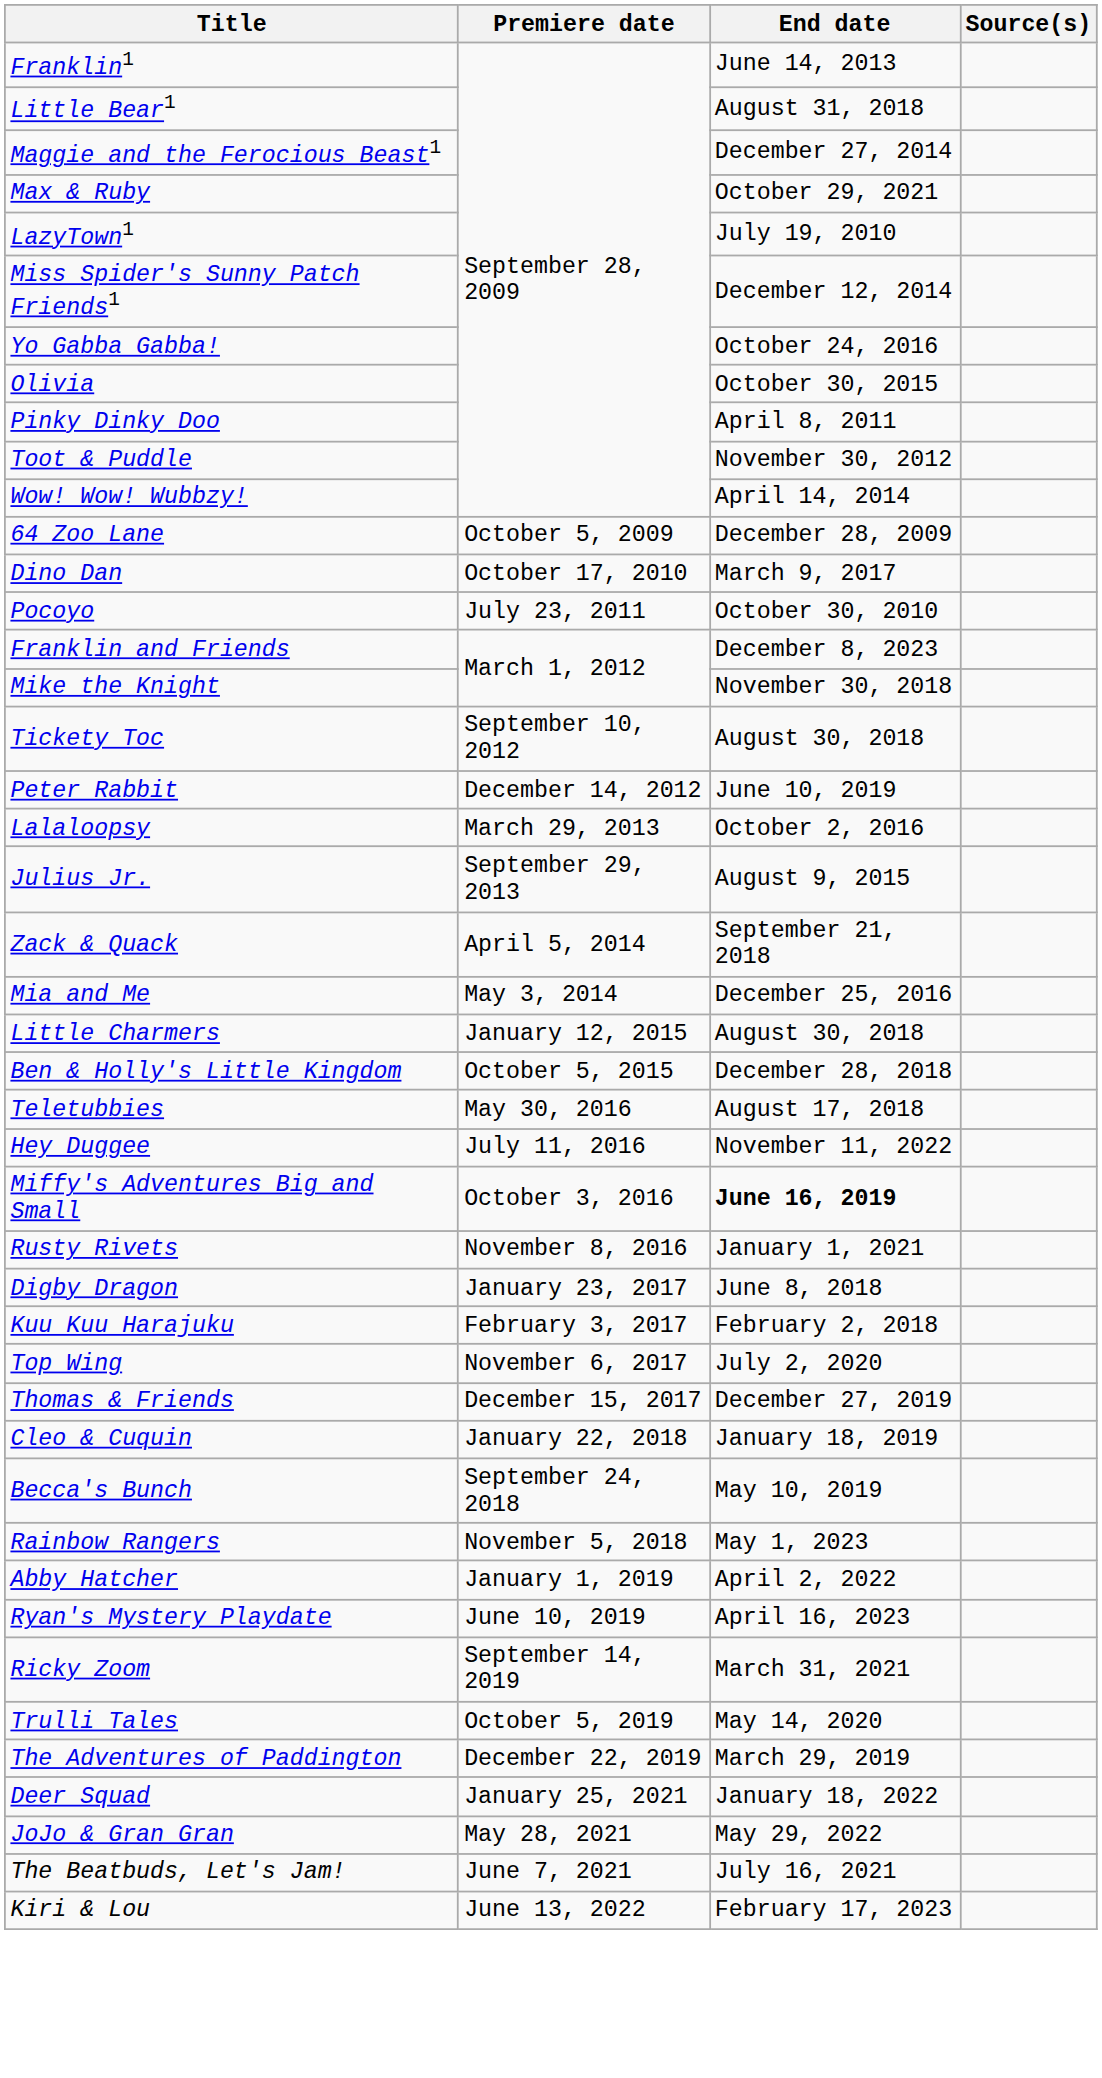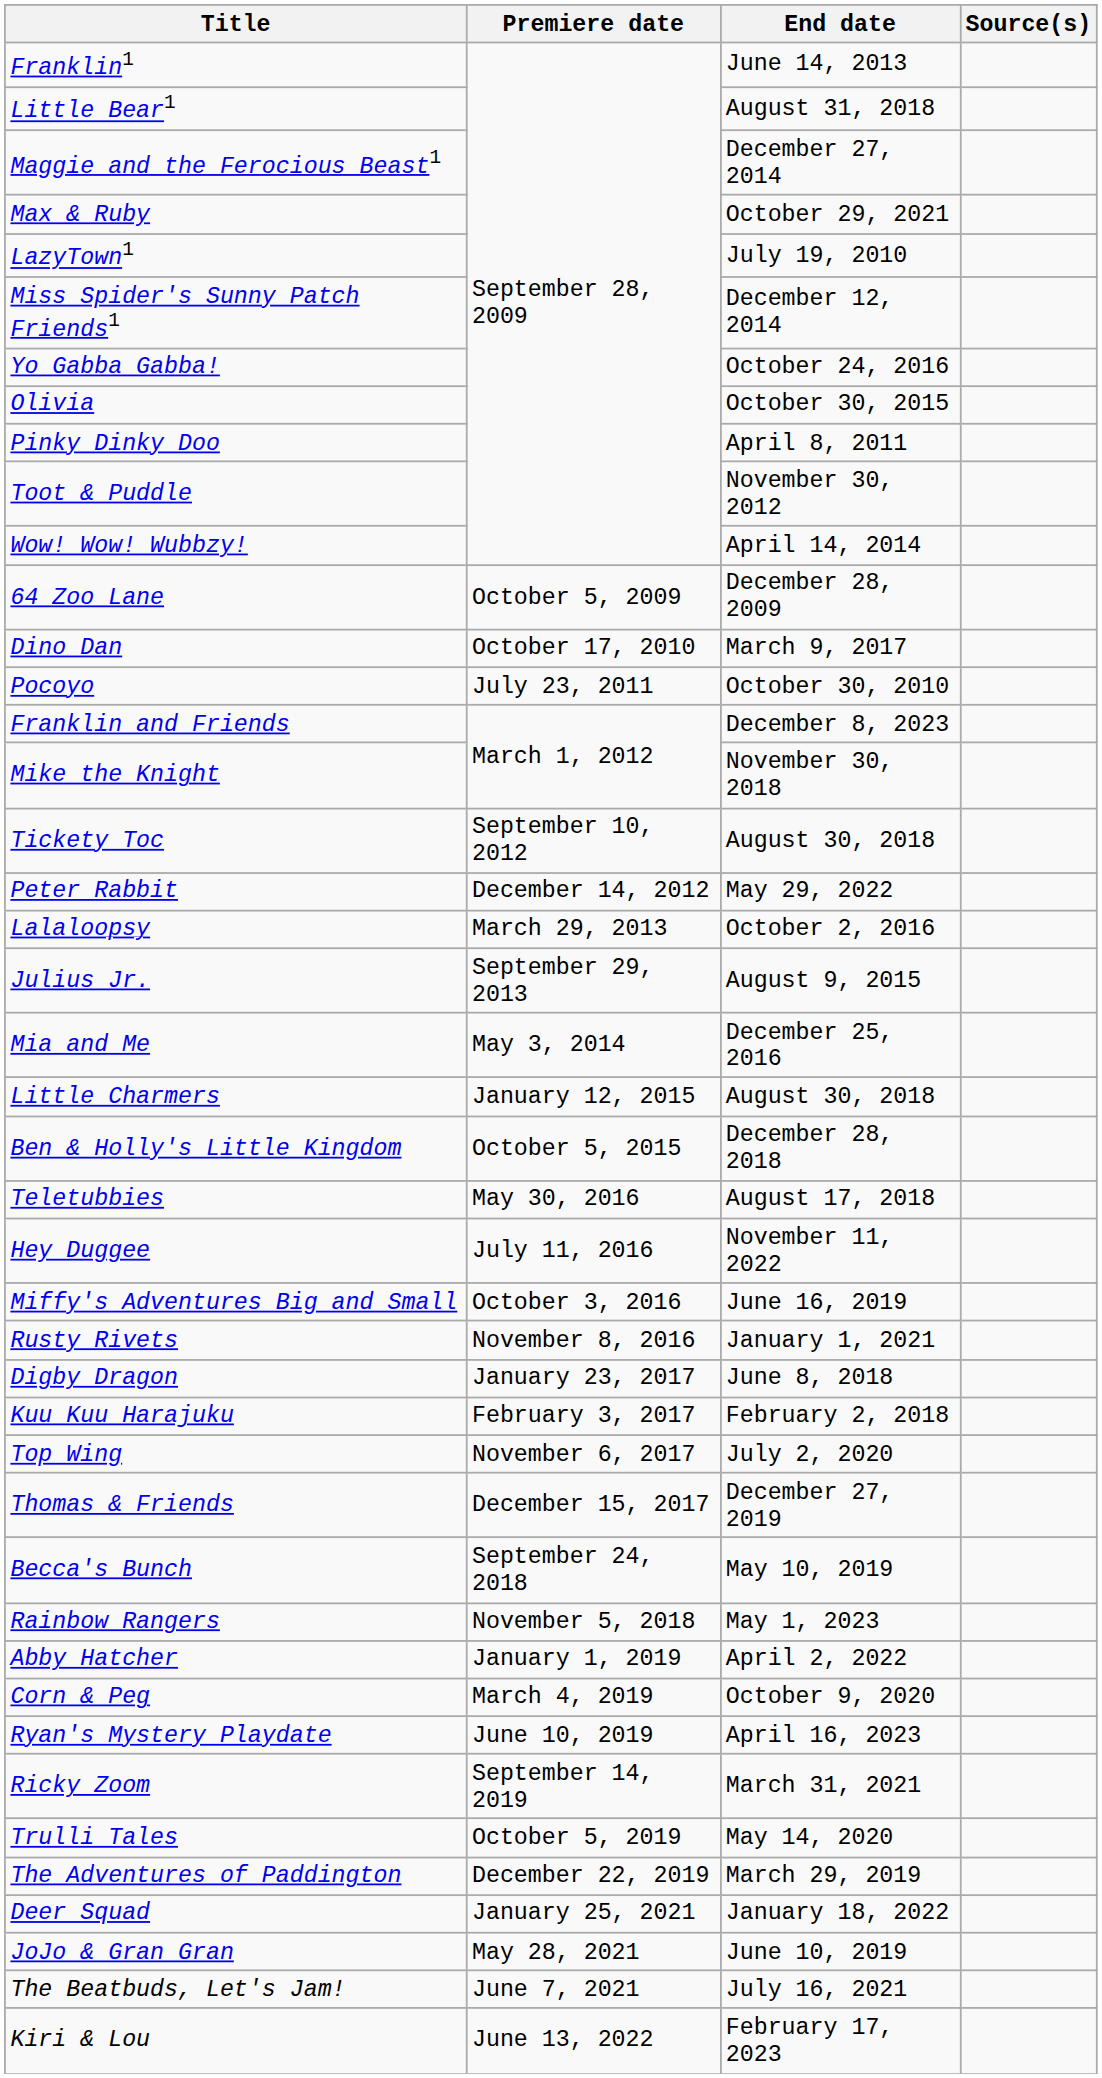(806, 790) June 10, 2019 -> (810, 891) May 29, 2022
- row: (94, 944)
(806, 1198) bold -> (817, 1302) normal
- row: (101, 1439)
+ row: (80, 1697)
(799, 1834) May 29, 2022 -> (817, 1952) June 10, 2019
